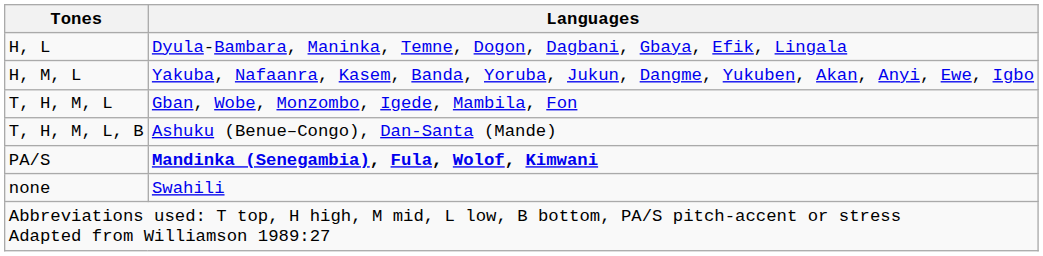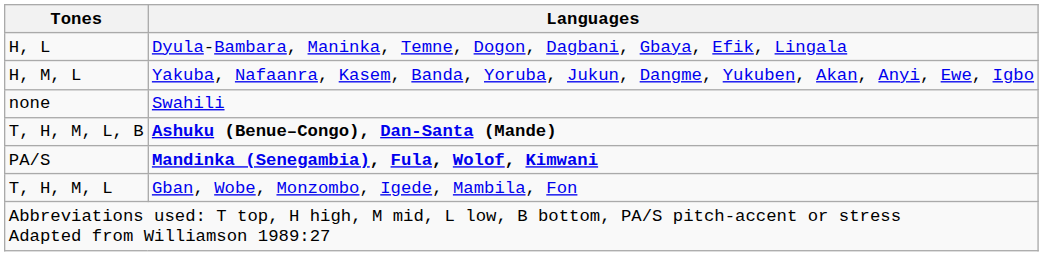rows swapped: (61, 103) <-> (30, 188)
(354, 131) normal -> (354, 131) bold
